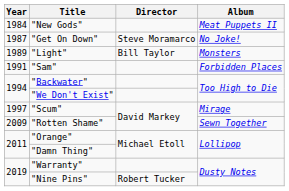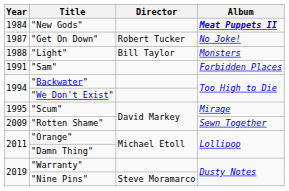(238, 25) normal -> (238, 25) bold
(157, 39) Steve Moramarco -> (151, 39) Robert Tucker
(17, 53) 1989 -> (17, 53) 1988
(17, 109) 1997 -> (17, 109) 1995
(151, 179) Robert Tucker -> (157, 179) Steve Moramarco
